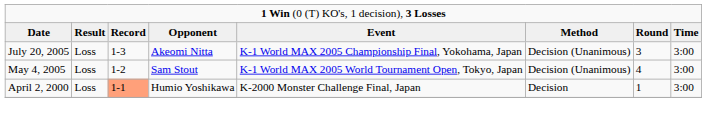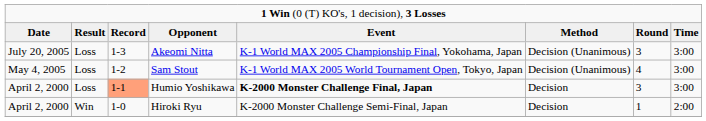(330, 88) normal -> (336, 88) bold
(639, 88) 1 -> (639, 88) 3
+ row: (176, 106)
